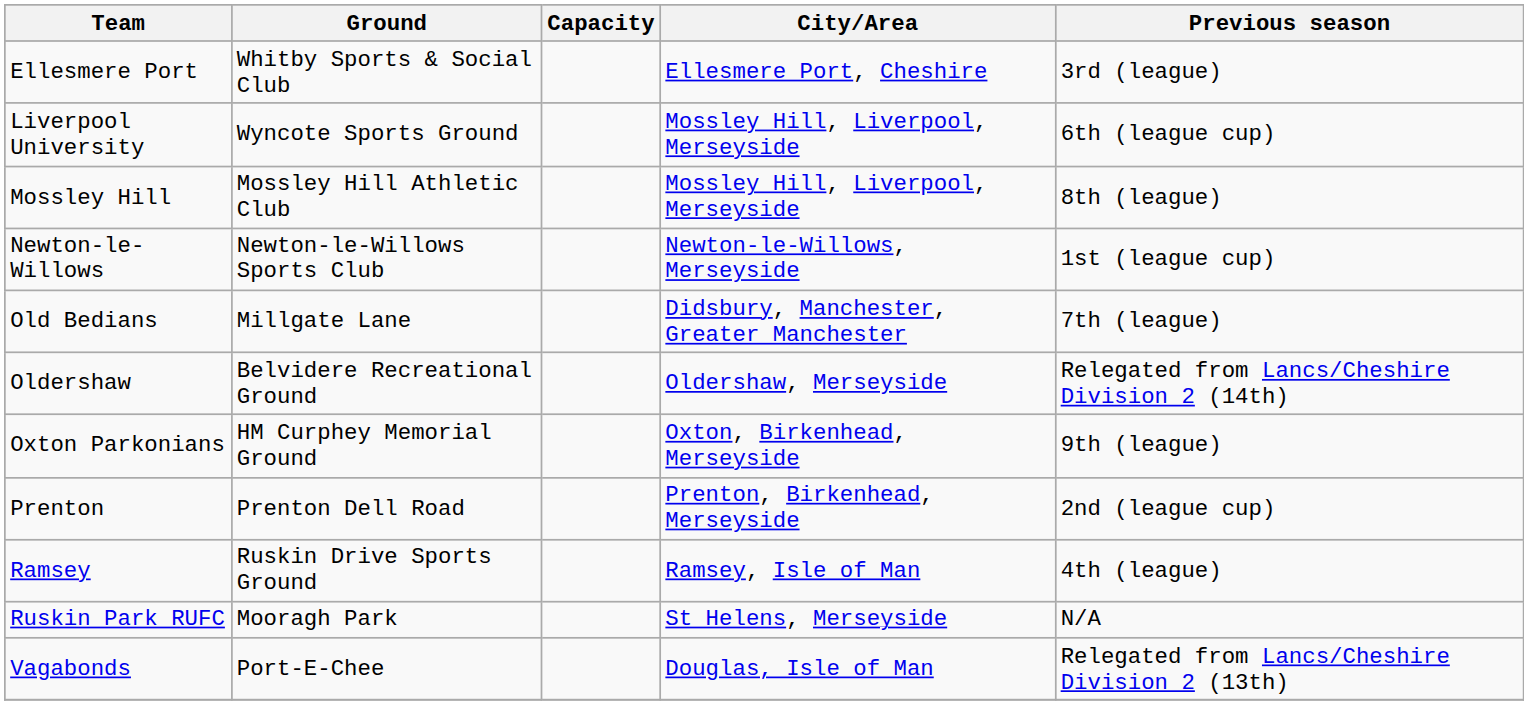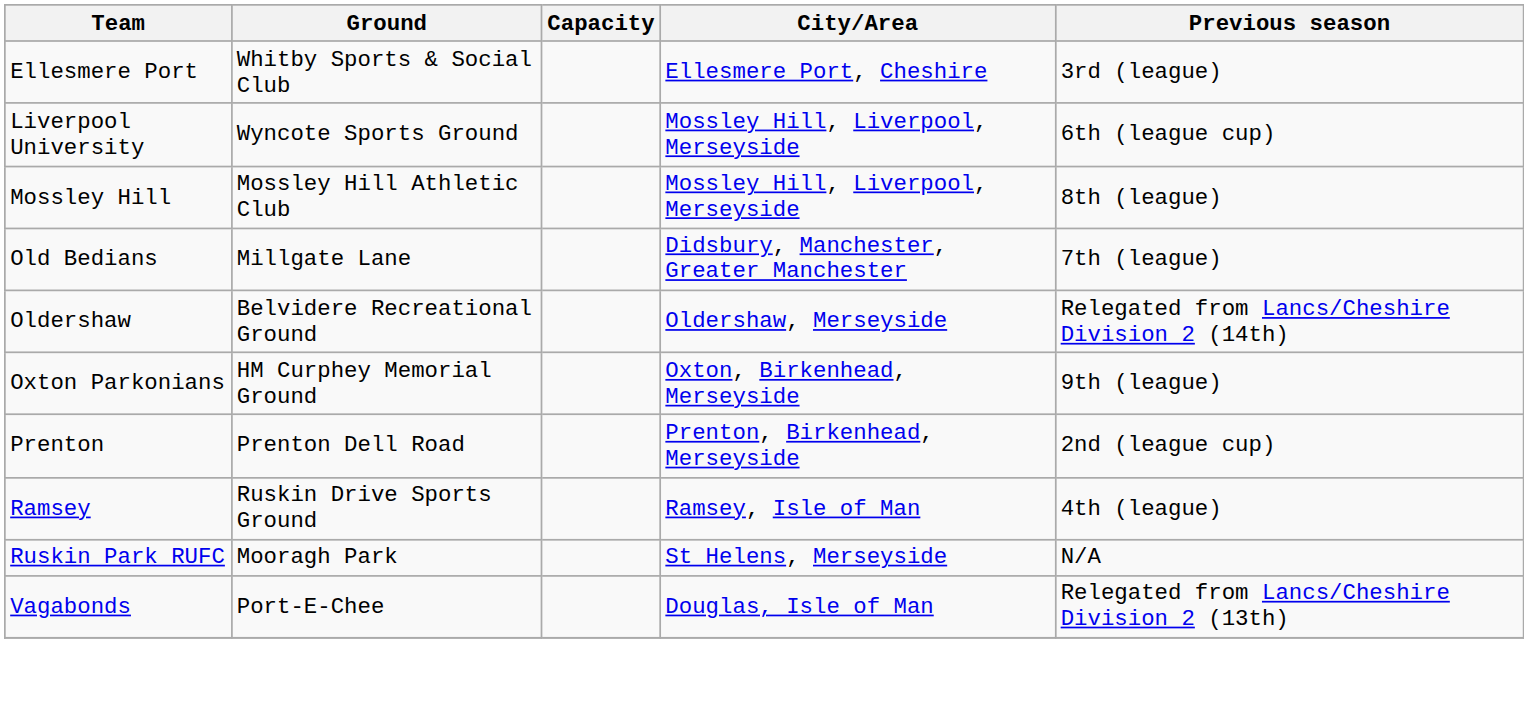- row: (77, 259)
